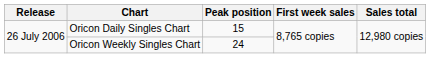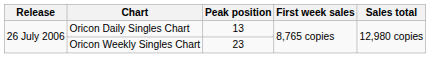(238, 28) 15 -> (238, 28) 13
(238, 45) 24 -> (238, 45) 23
